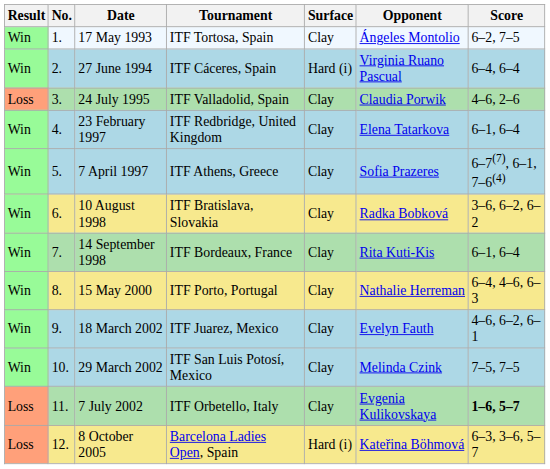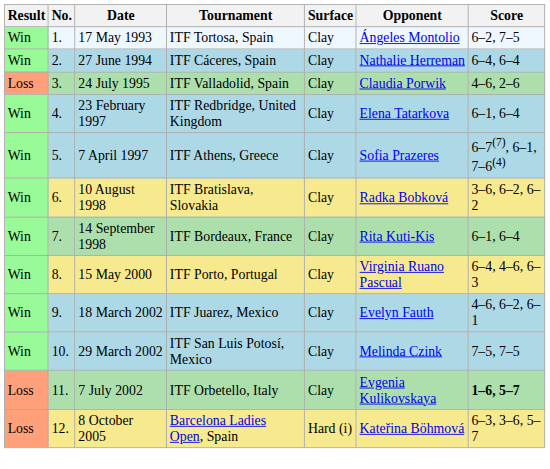(330, 68) Hard (i) -> (321, 60) Clay
(402, 68) Virginia Ruano Pascual -> (412, 60) Nathalie Herreman
(412, 290) Nathalie Herreman -> (402, 274) Virginia Ruano Pascual
